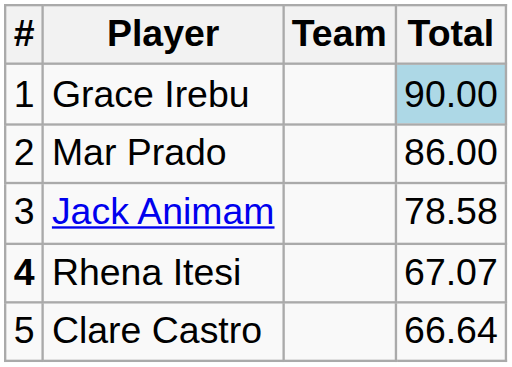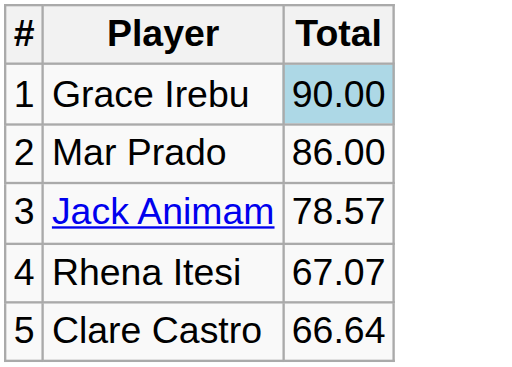- column: (339, 34)
(451, 212) 78.58 -> (339, 212) 78.57
(24, 271) bold -> (24, 271) normal
